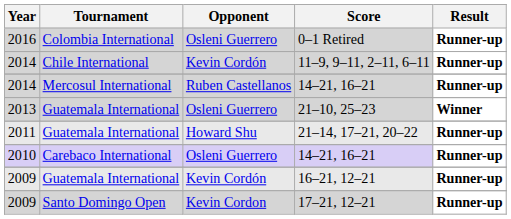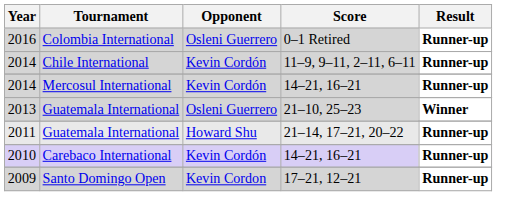(239, 86) Ruben Castellanos -> (226, 86) Kevin Cordón
(232, 156) Osleni Guerrero -> (226, 156) Kevin Cordón
- row: (22, 179)
